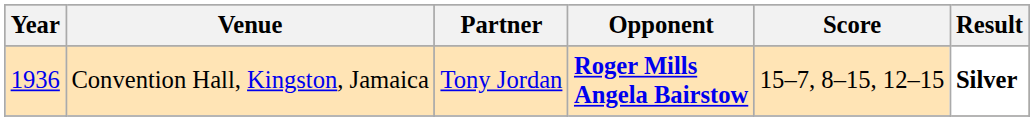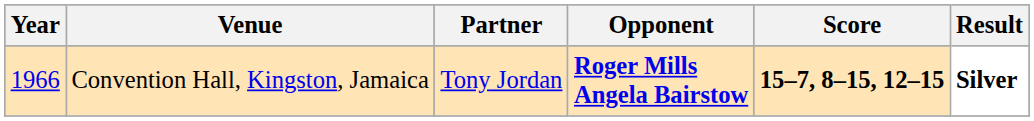(35, 80) 1936 -> (35, 80) 1966
(852, 80) normal -> (852, 80) bold
